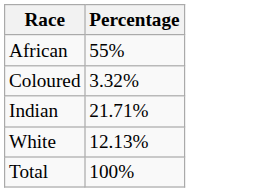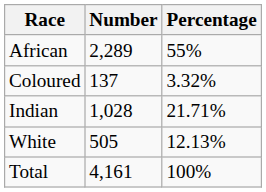+ column: (123, 19)
